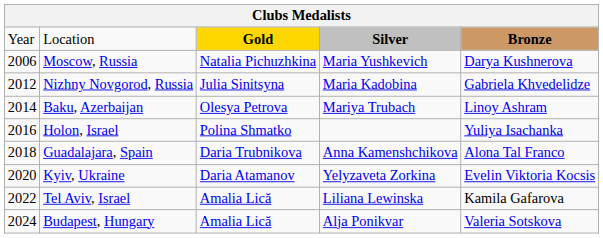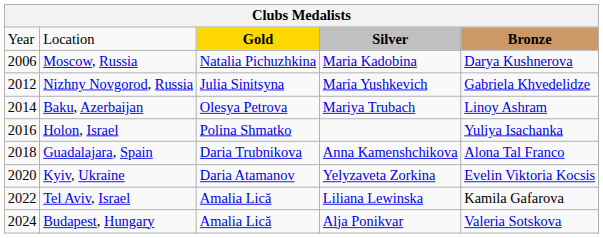(375, 61) Maria Yushkevich -> (370, 61) Maria Kadobina
(370, 84) Maria Kadobina -> (375, 84) Maria Yushkevich
